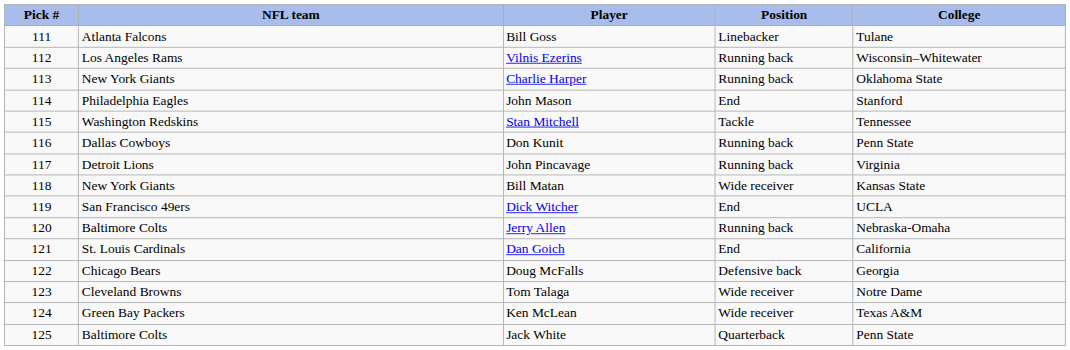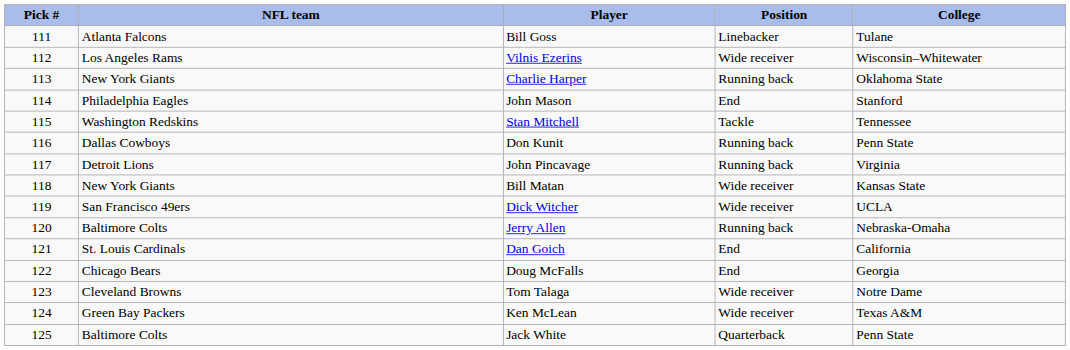(756, 57) Running back -> (756, 57) Wide receiver
(729, 206) End -> (756, 206) Wide receiver
(760, 270) Defensive back -> (729, 270) End
